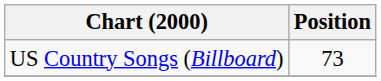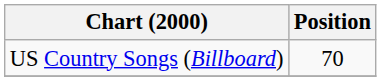(332, 57) 73 -> (332, 57) 70
